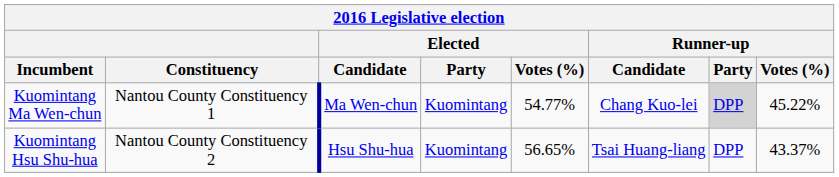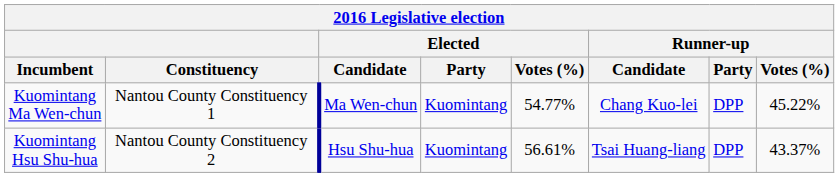(728, 105) lightgrey background -> (728, 105) no background
(550, 149) 56.65% -> (550, 149) 56.61%
